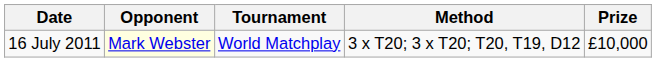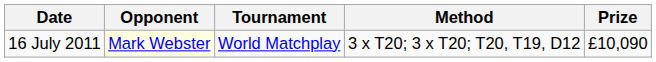(618, 43) £10,000 -> (618, 43) £10,090
